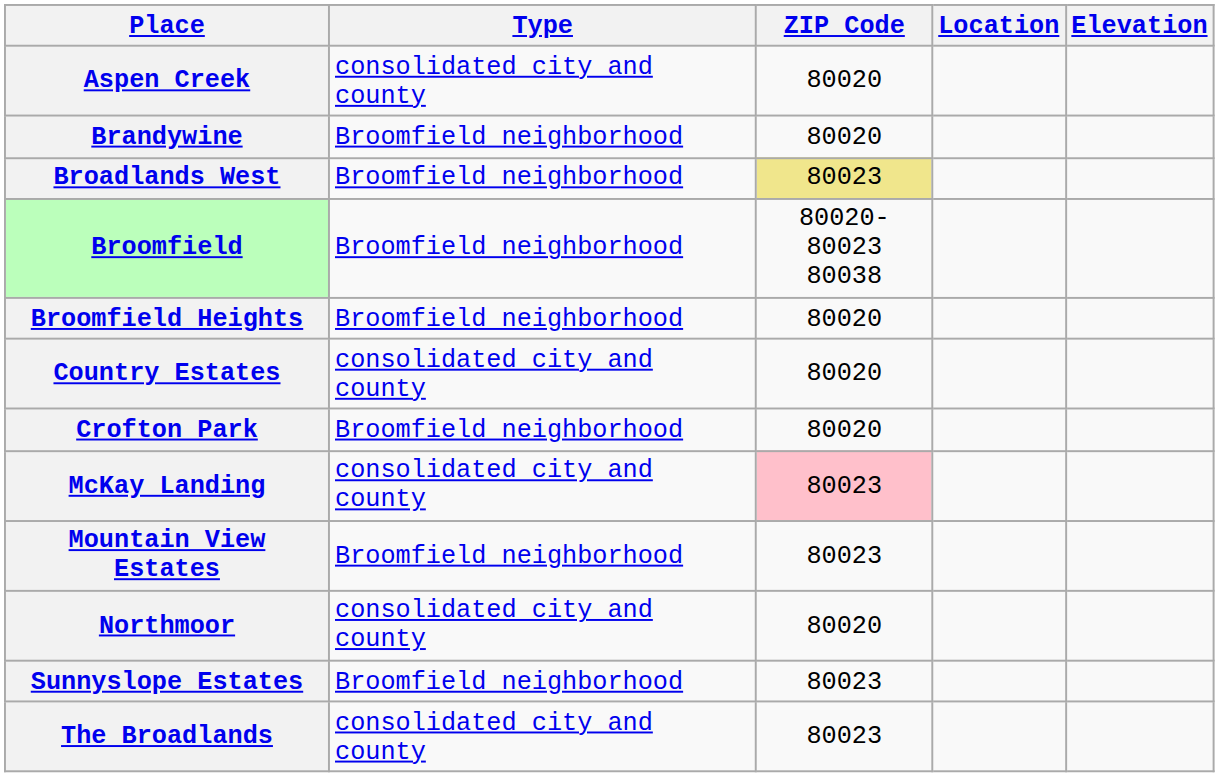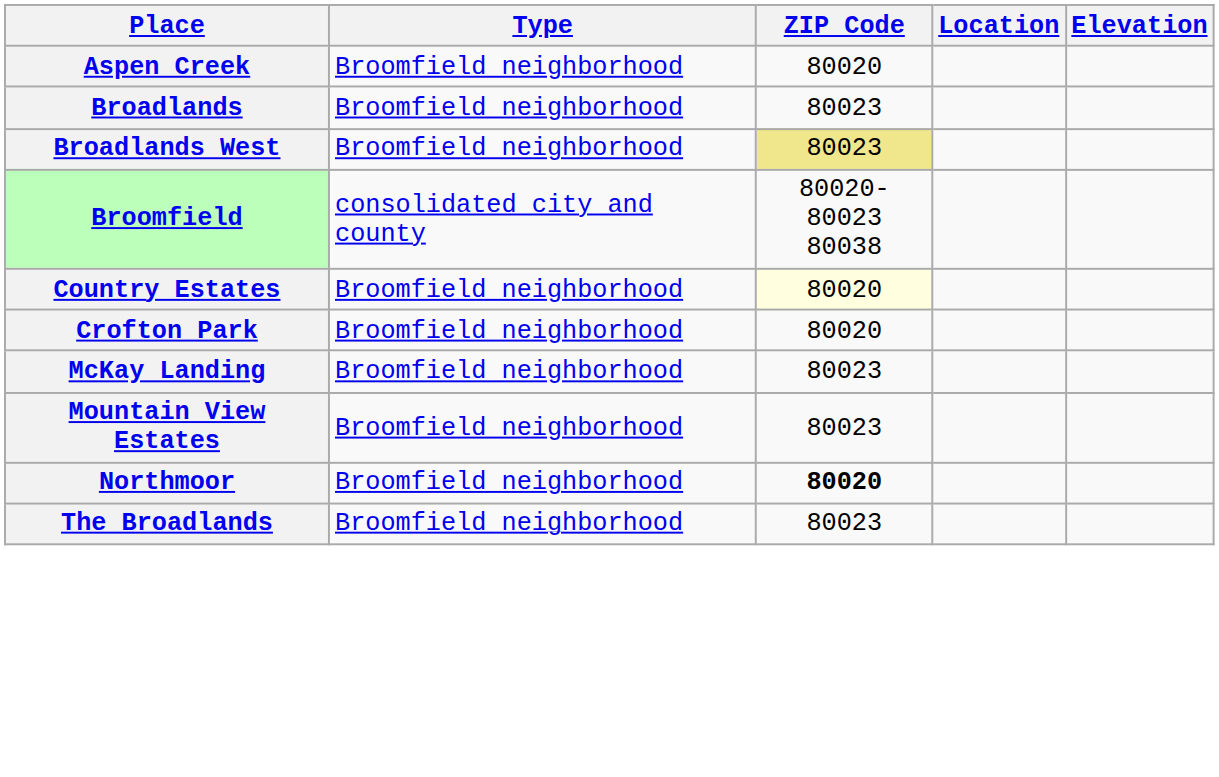(494, 81) consolidated city and county -> (509, 67) Broomfield neighborhood
- row: (167, 137)
+ row: (167, 108)
(509, 248) Broomfield neighborhood -> (494, 219) consolidated city and county
- row: (167, 318)
(494, 374) consolidated city and county -> (509, 289) Broomfield neighborhood
(844, 374) no background -> (844, 289) lightyellow background
(494, 485) consolidated city and county -> (509, 371) Broomfield neighborhood
(844, 485) pink background -> (844, 371) no background
(494, 626) consolidated city and county -> (509, 483) Broomfield neighborhood
(844, 626) normal -> (844, 483) bold
- row: (167, 681)
(494, 737) consolidated city and county -> (509, 524) Broomfield neighborhood
